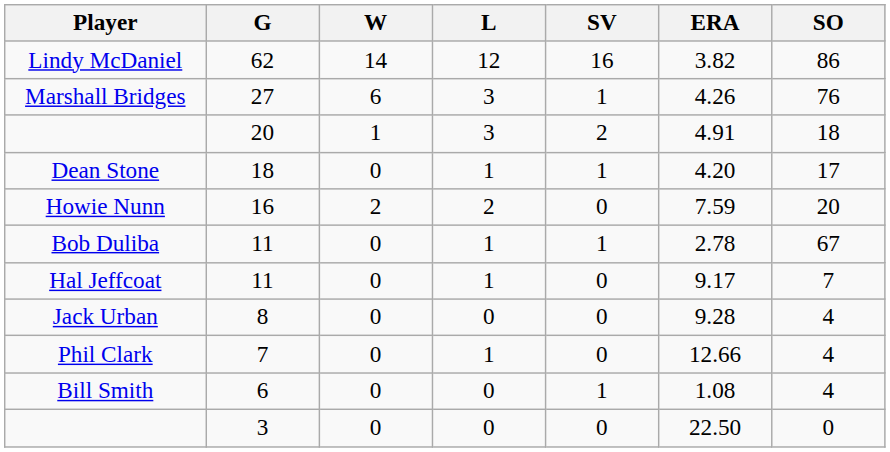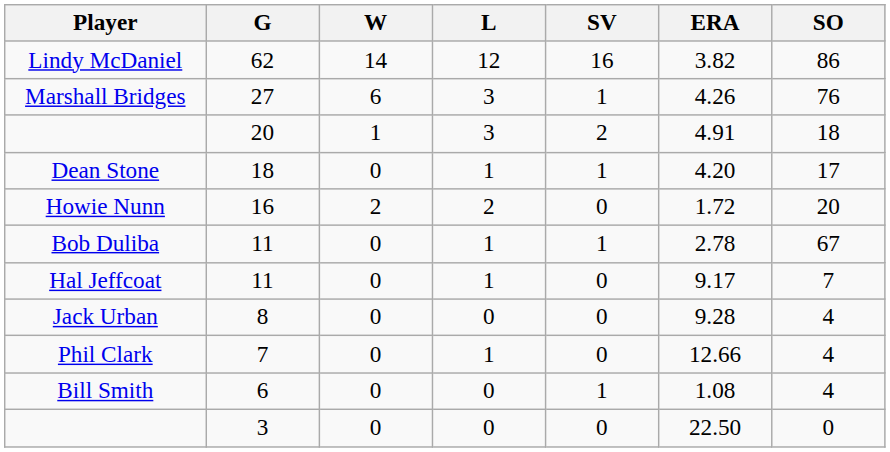(715, 206) 7.59 -> (715, 206) 1.72
